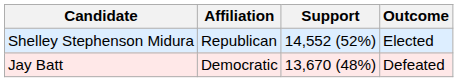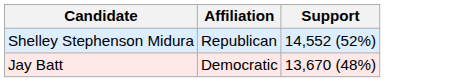- column: (416, 16)
